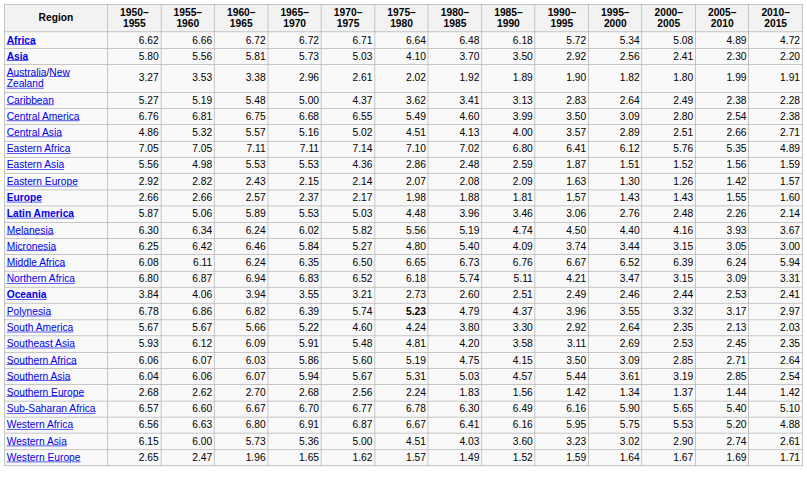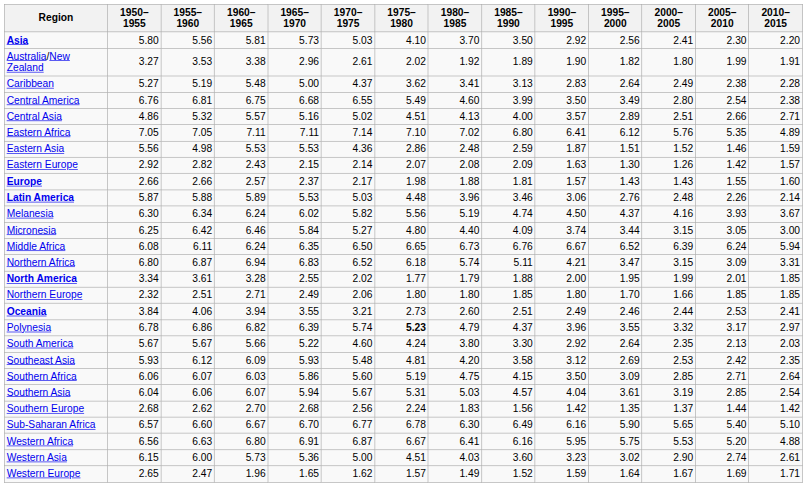- row: (21, 40)
(630, 116) 3.09 -> (630, 100) 3.49
(737, 165) 1.56 -> (737, 149) 1.46
(202, 214) 5.06 -> (202, 198) 5.88
(630, 230) 4.40 -> (630, 214) 4.37
(469, 246) 5.40 -> (469, 230) 4.40
+ row: (42, 279)
+ row: (45, 295)
(309, 344) 5.91 -> (309, 360) 5.93
(577, 344) 3.11 -> (576, 360) 3.12
(737, 344) 2.45 -> (737, 360) 2.42
(576, 376) 5.44 -> (576, 392) 4.04
(630, 392) 1.34 -> (630, 409) 1.35
